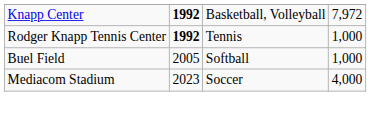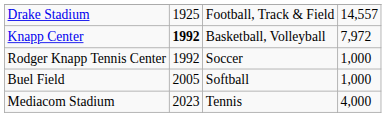+ row: (49, 15)
(186, 36) bold -> (186, 58) normal
(224, 36) Tennis -> (224, 58) Soccer
(224, 79) Soccer -> (224, 101) Tennis
